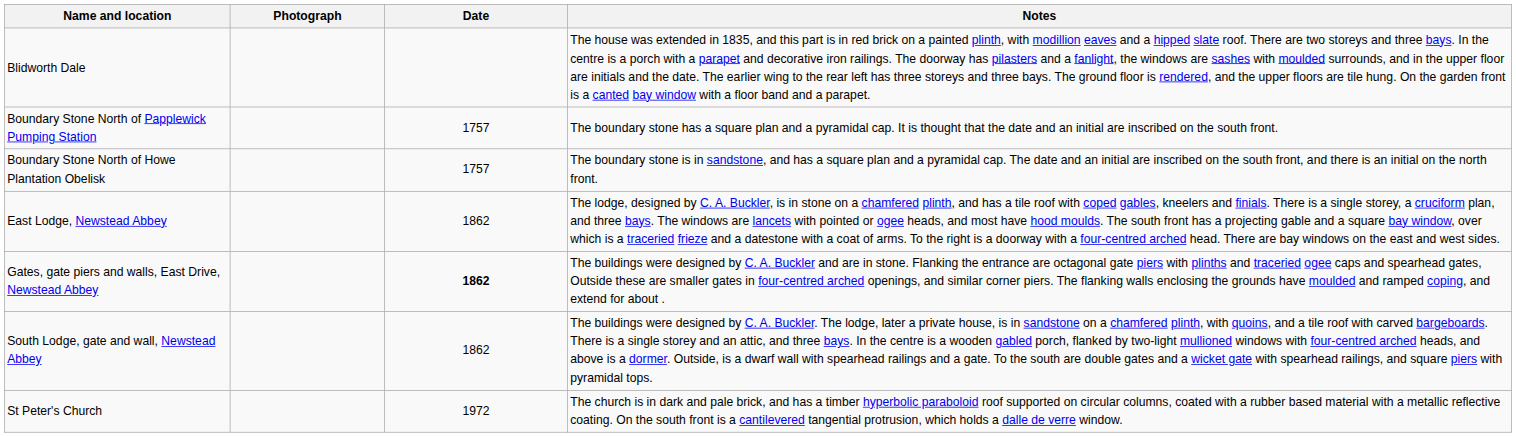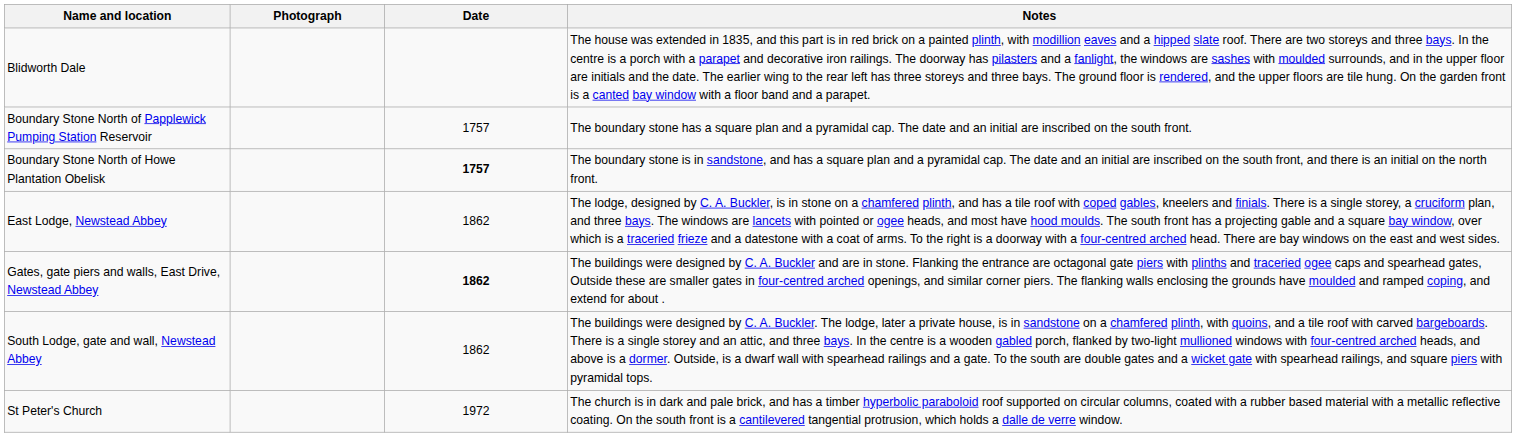+ row: (107, 127)
- row: (107, 127)
(476, 170) normal -> (476, 170) bold
